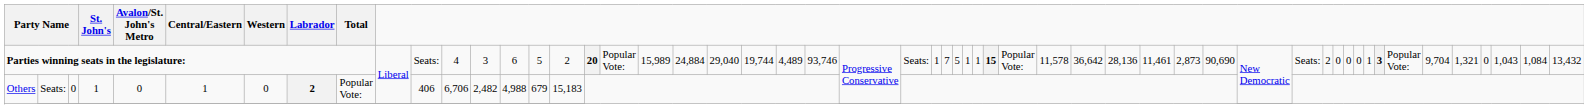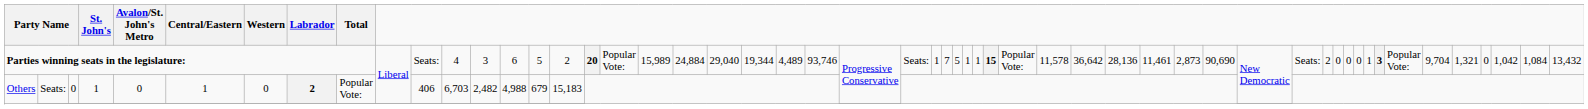(759, 60) 19,744 -> (759, 60) 19,344
(1506, 60) 1,043 -> (1506, 60) 1,042
(456, 89) 6,706 -> (456, 89) 6,703
